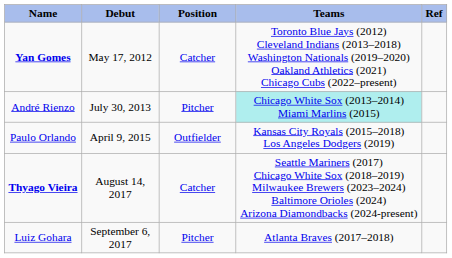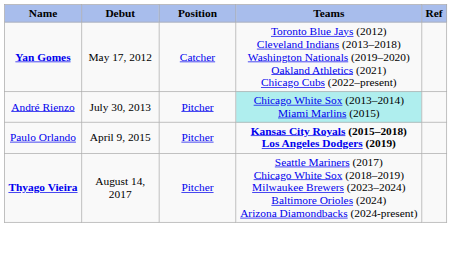(197, 137) Outfielder -> (197, 137) Pitcher
(329, 137) normal -> (329, 137) bold
(197, 187) Catcher -> (197, 187) Pitcher
- row: (43, 237)
